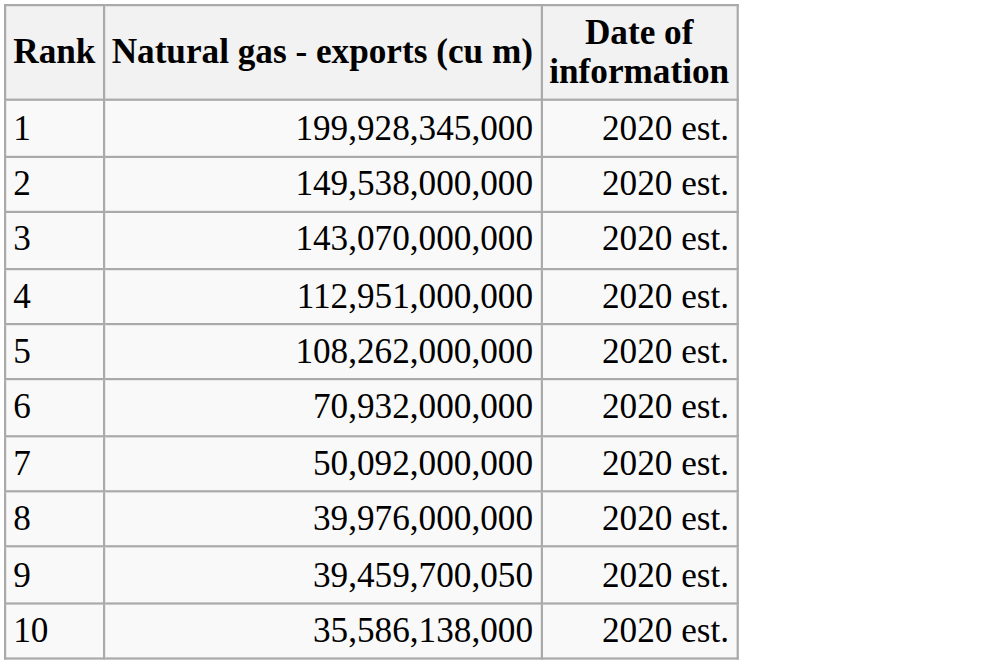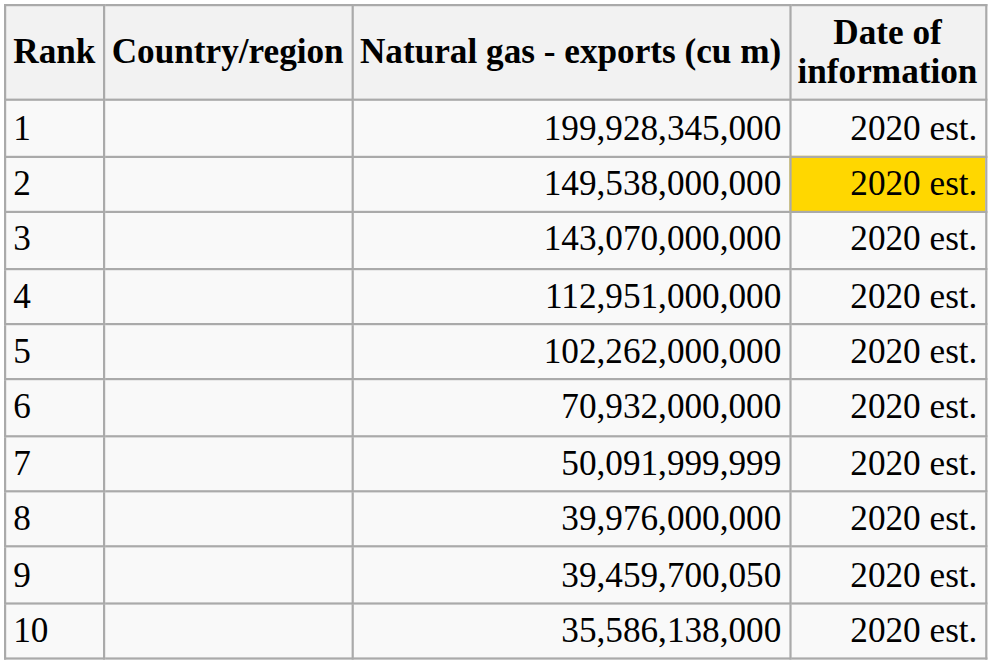+ column: (228, 52)
(666, 183) no background -> (914, 183) gold background
(414, 351) 108,262,000,000 -> (662, 351) 102,262,000,000
(423, 462) 50,092,000,000 -> (671, 462) 50,091,999,999
